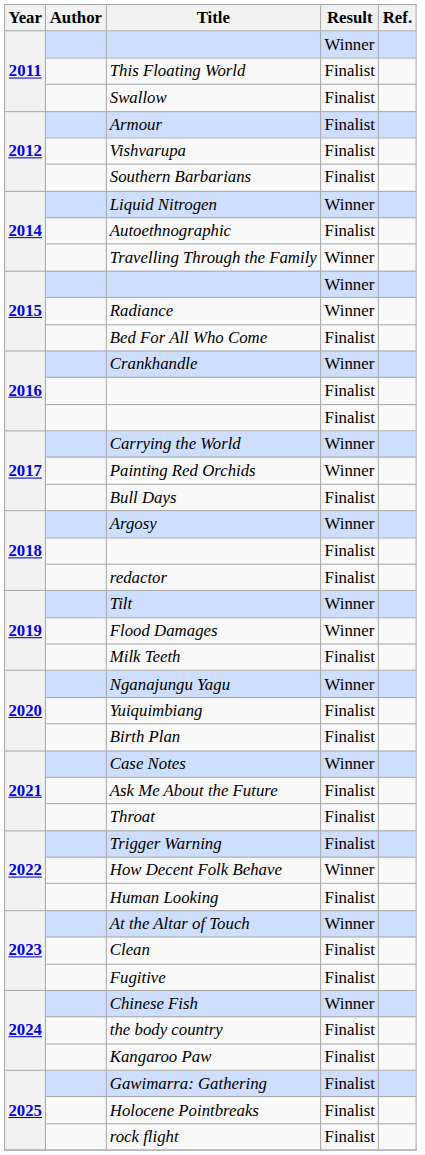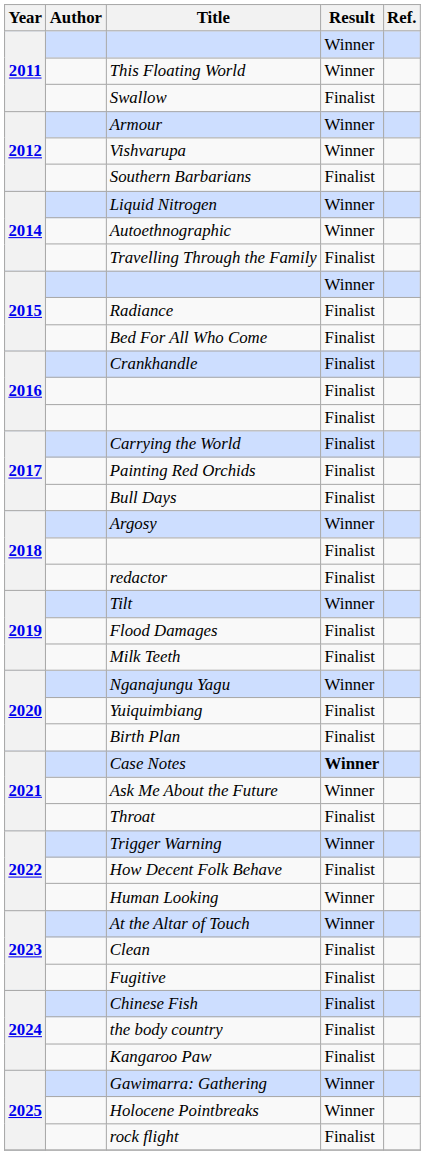(350, 71) Finalist -> (349, 71) Winner
(350, 124) Finalist -> (349, 124) Winner
(350, 151) Finalist -> (349, 151) Winner
(350, 230) Finalist -> (349, 230) Winner
(349, 257) Winner -> (350, 257) Finalist
(349, 310) Winner -> (350, 310) Finalist
(349, 364) Winner -> (350, 364) Finalist
(349, 444) Winner -> (350, 444) Finalist
(349, 470) Winner -> (350, 470) Finalist
(349, 630) Winner -> (350, 630) Finalist
(349, 763) normal -> (352, 763) bold
(350, 790) Finalist -> (349, 790) Winner
(350, 843) Finalist -> (349, 843) Winner
(349, 870) Winner -> (350, 870) Finalist
(350, 897) Finalist -> (349, 897) Winner
(349, 1003) Winner -> (350, 1003) Finalist
(350, 1083) Finalist -> (349, 1083) Winner
(350, 1110) Finalist -> (349, 1110) Winner
